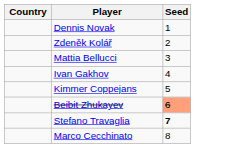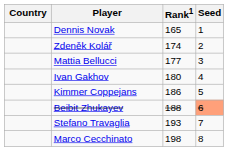+ column: (179, 13)
(168, 120) bold -> (201, 123) normal
